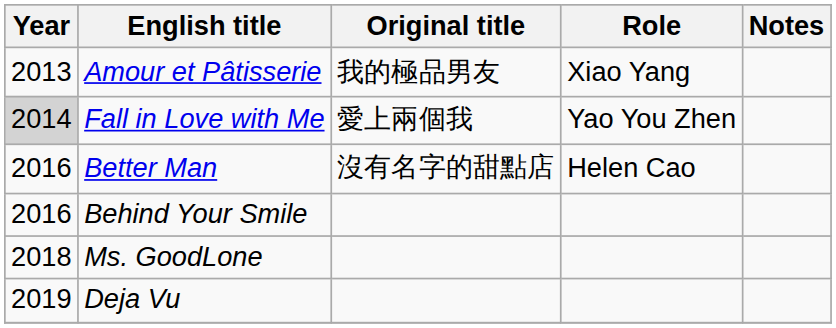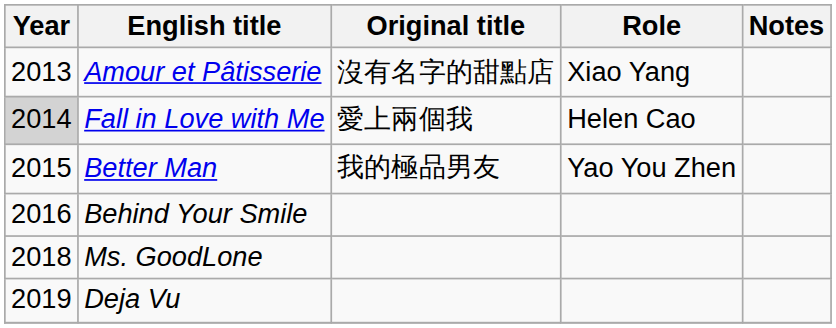(419, 70) 我的極品男友 -> (446, 70) 沒有名字的甜點店
(652, 119) Yao You Zhen -> (631, 119) Helen Cao
(41, 168) 2016 -> (41, 168) 2015
(446, 167) 沒有名字的甜點店 -> (419, 167) 我的極品男友
(631, 168) Helen Cao -> (652, 168) Yao You Zhen
